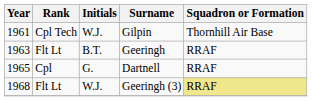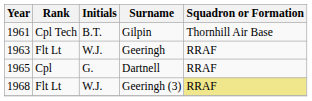(92, 31) W.J. -> (92, 31) B.T.
(92, 50) B.T. -> (92, 50) W.J.
